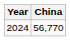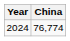(48, 28) 56,770 -> (48, 28) 76,774
